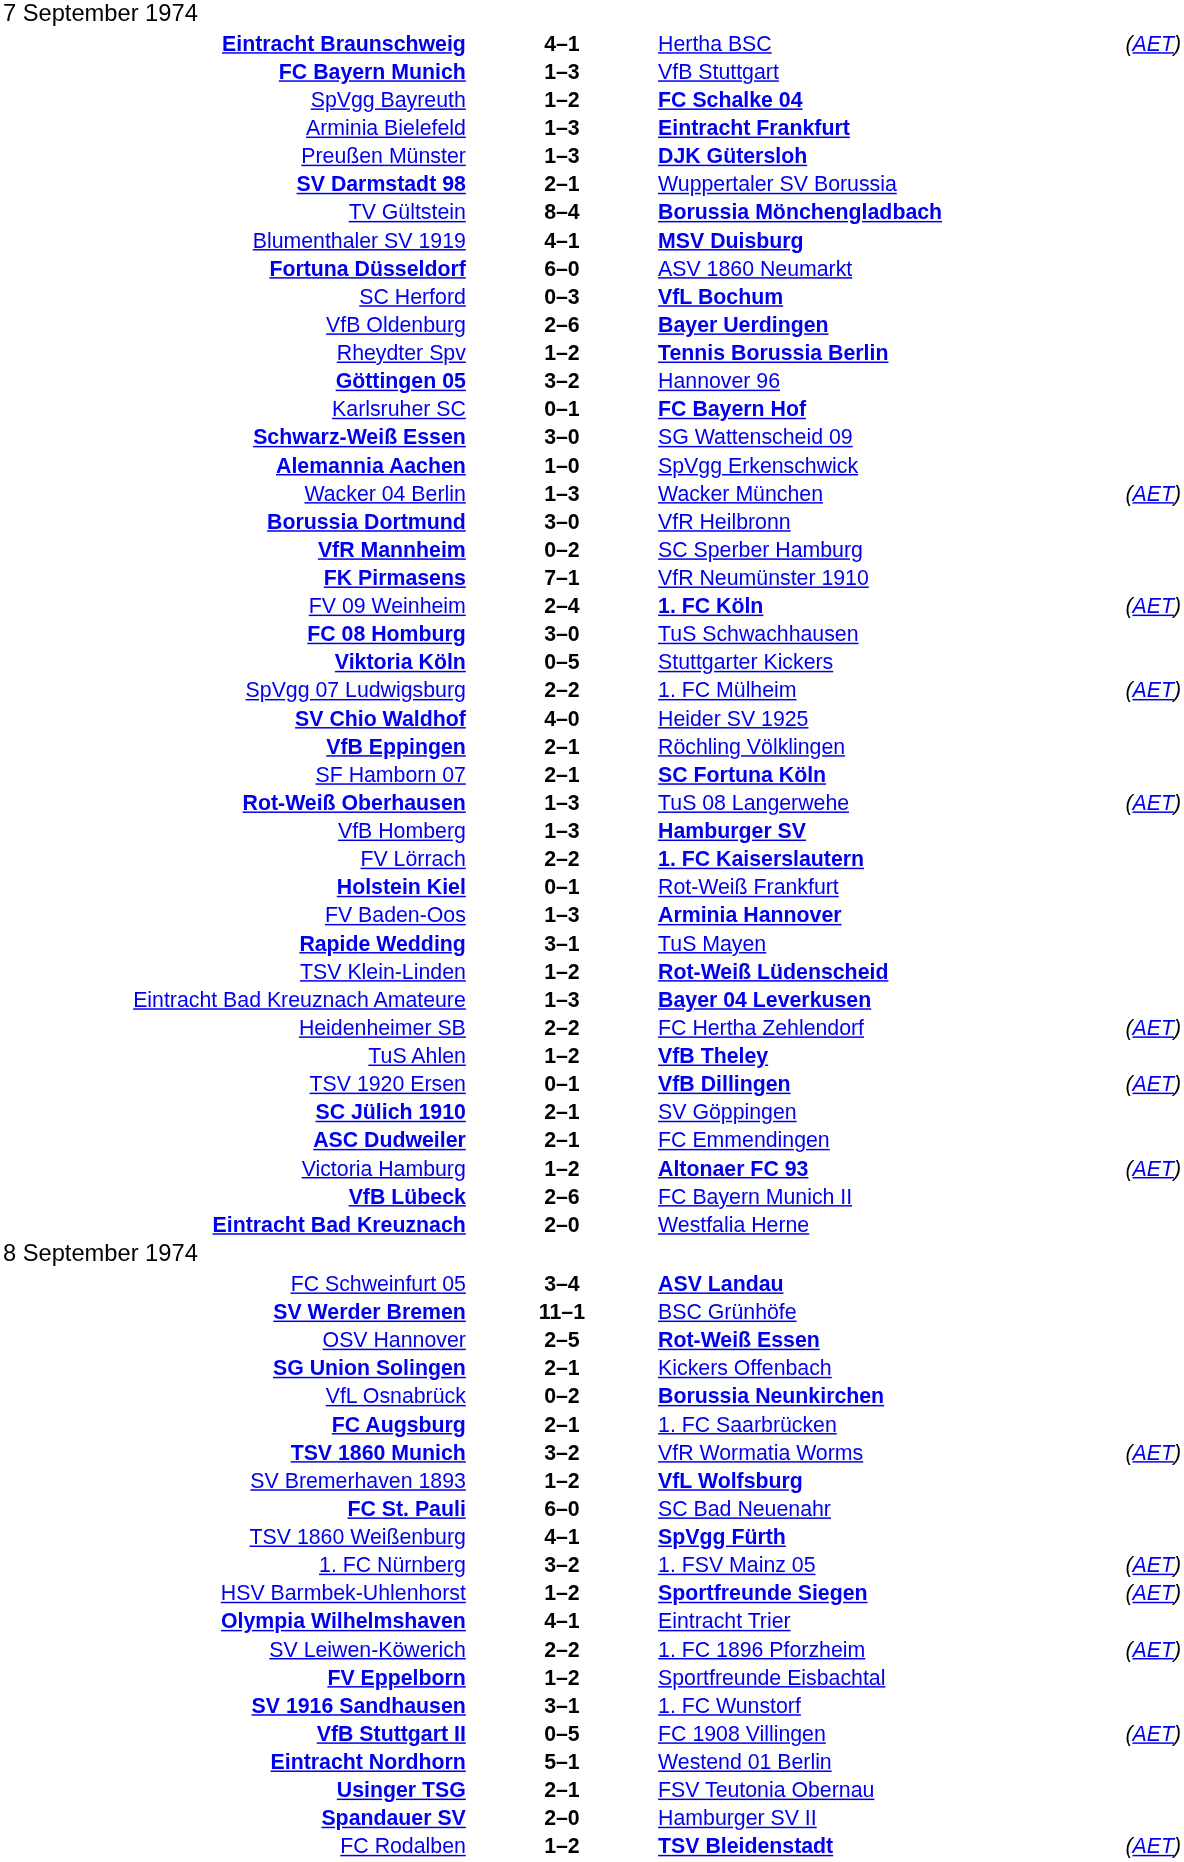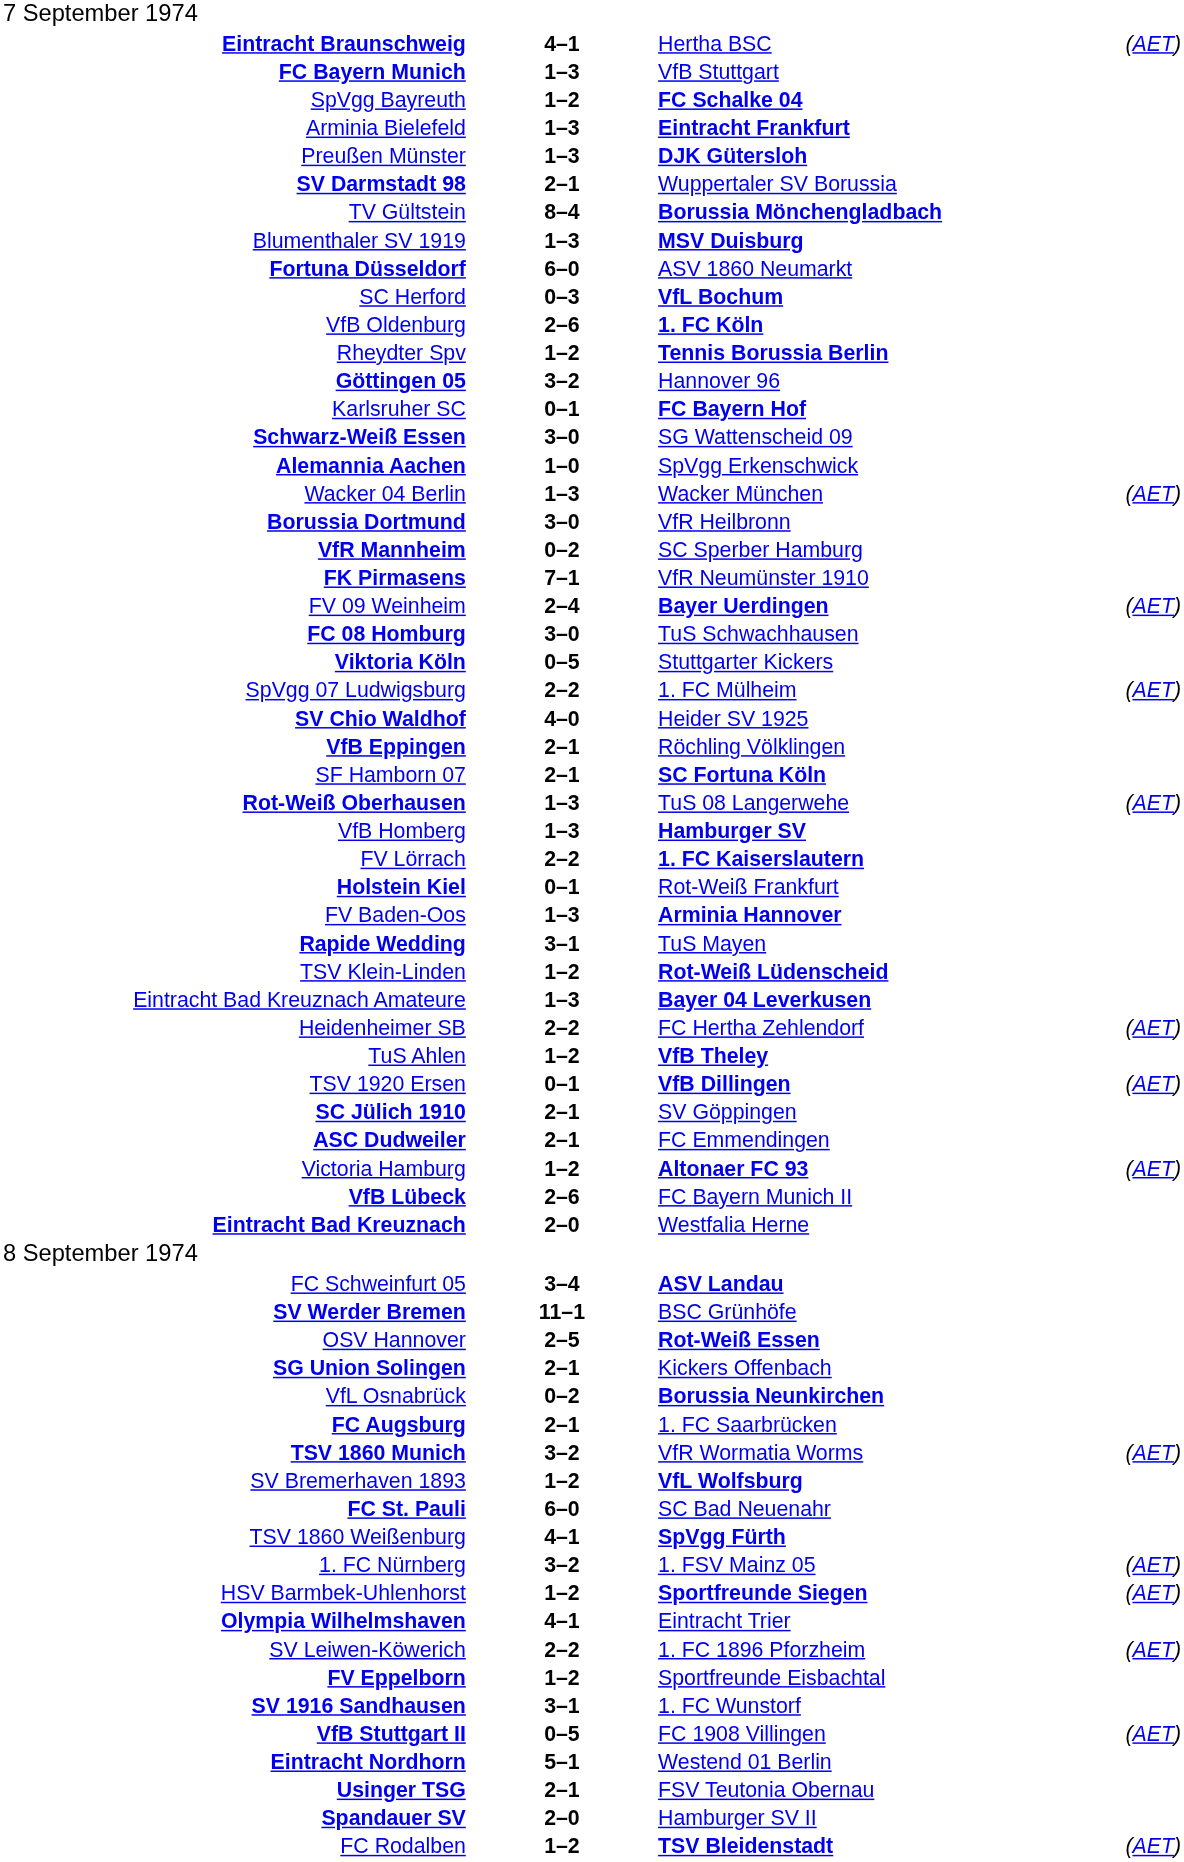(562, 240) 4–1 -> (562, 240) 1–3
(743, 325) Bayer Uerdingen -> (711, 325) 1. FC Köln
(711, 606) 1. FC Köln -> (743, 606) Bayer Uerdingen
